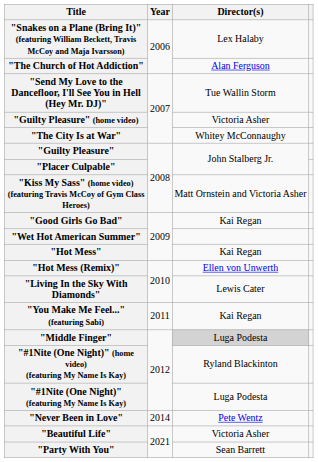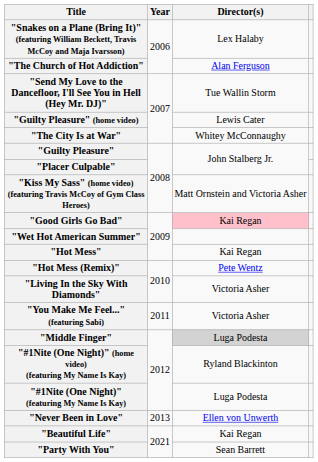(240, 119) Victoria Asher -> (240, 119) Lewis Cater
(240, 220) no background -> (240, 220) pink background
(240, 268) Ellen von Unwerth -> (240, 268) Pete Wentz
(240, 289) Lewis Cater -> (240, 289) Victoria Asher
(240, 316) Kai Regan -> (240, 316) Victoria Asher
(160, 418) 2014 -> (160, 418) 2013
(240, 418) Pete Wentz -> (240, 418) Ellen von Unwerth
(240, 434) Victoria Asher -> (240, 434) Kai Regan
